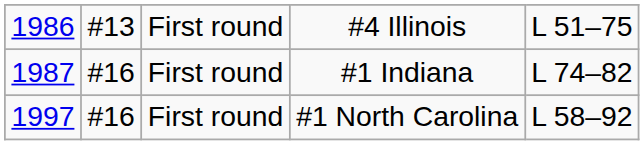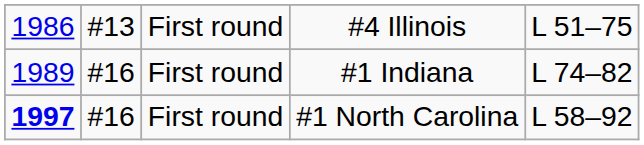(43, 71) 1987 -> (43, 71) 1989
(43, 116) normal -> (43, 116) bold
